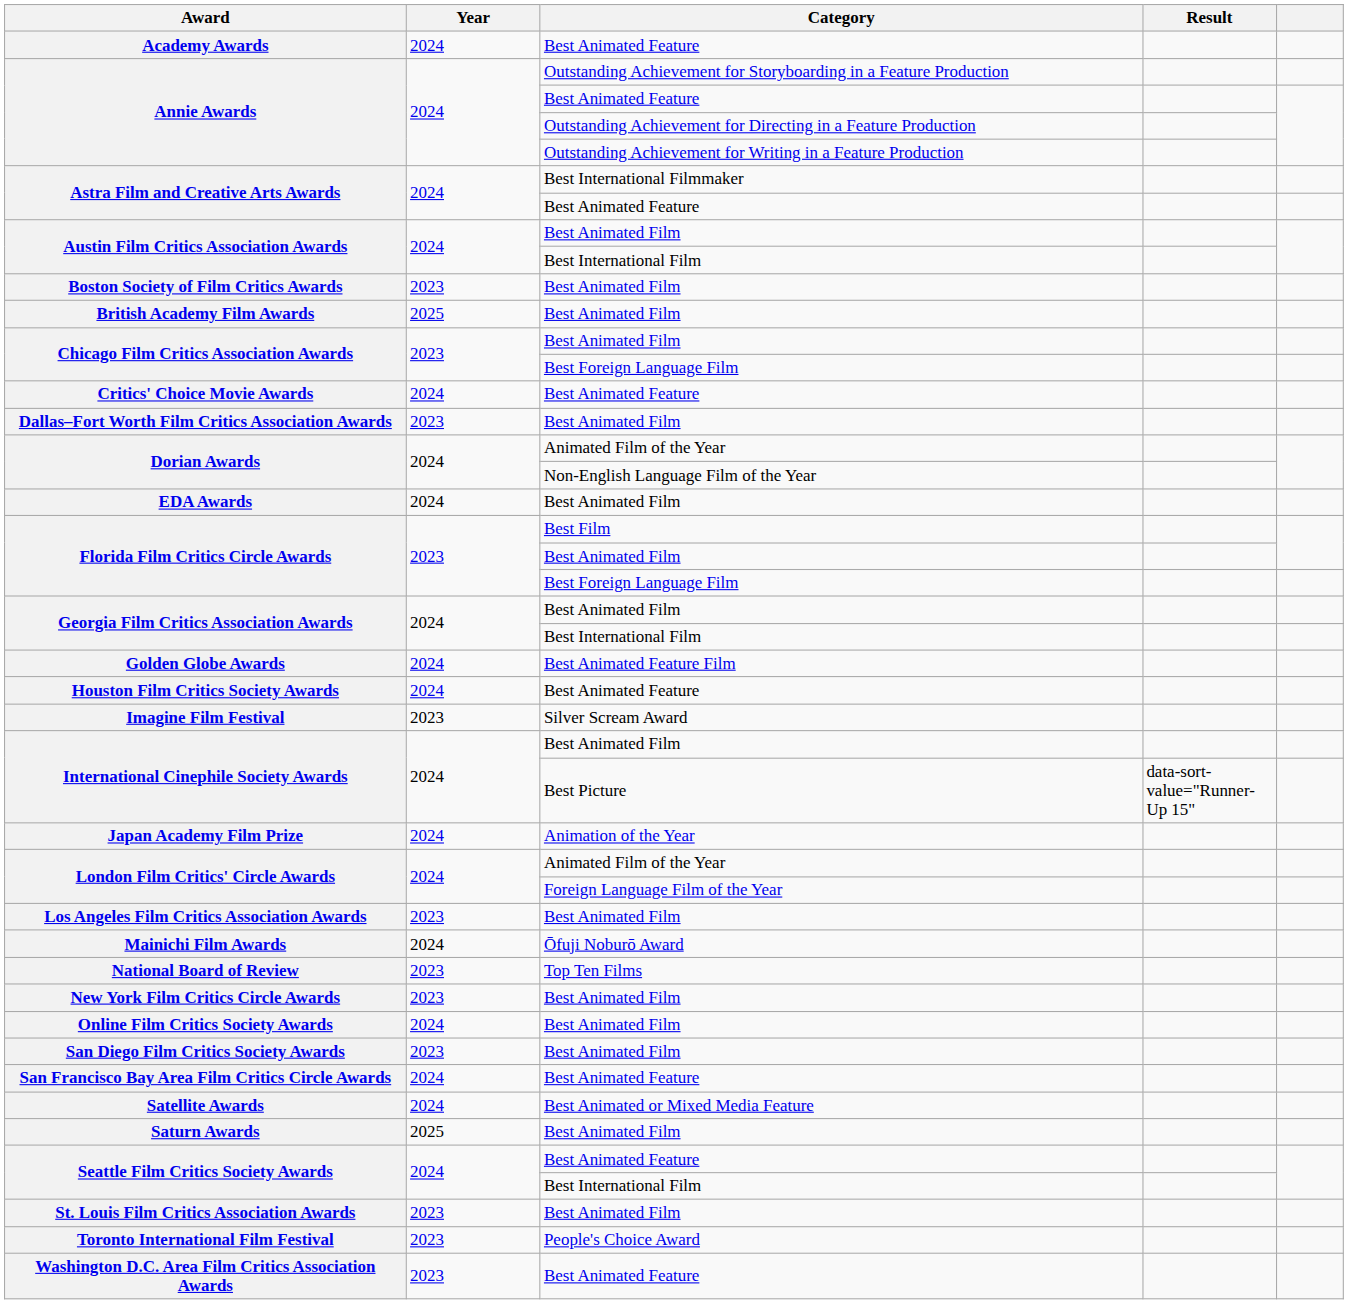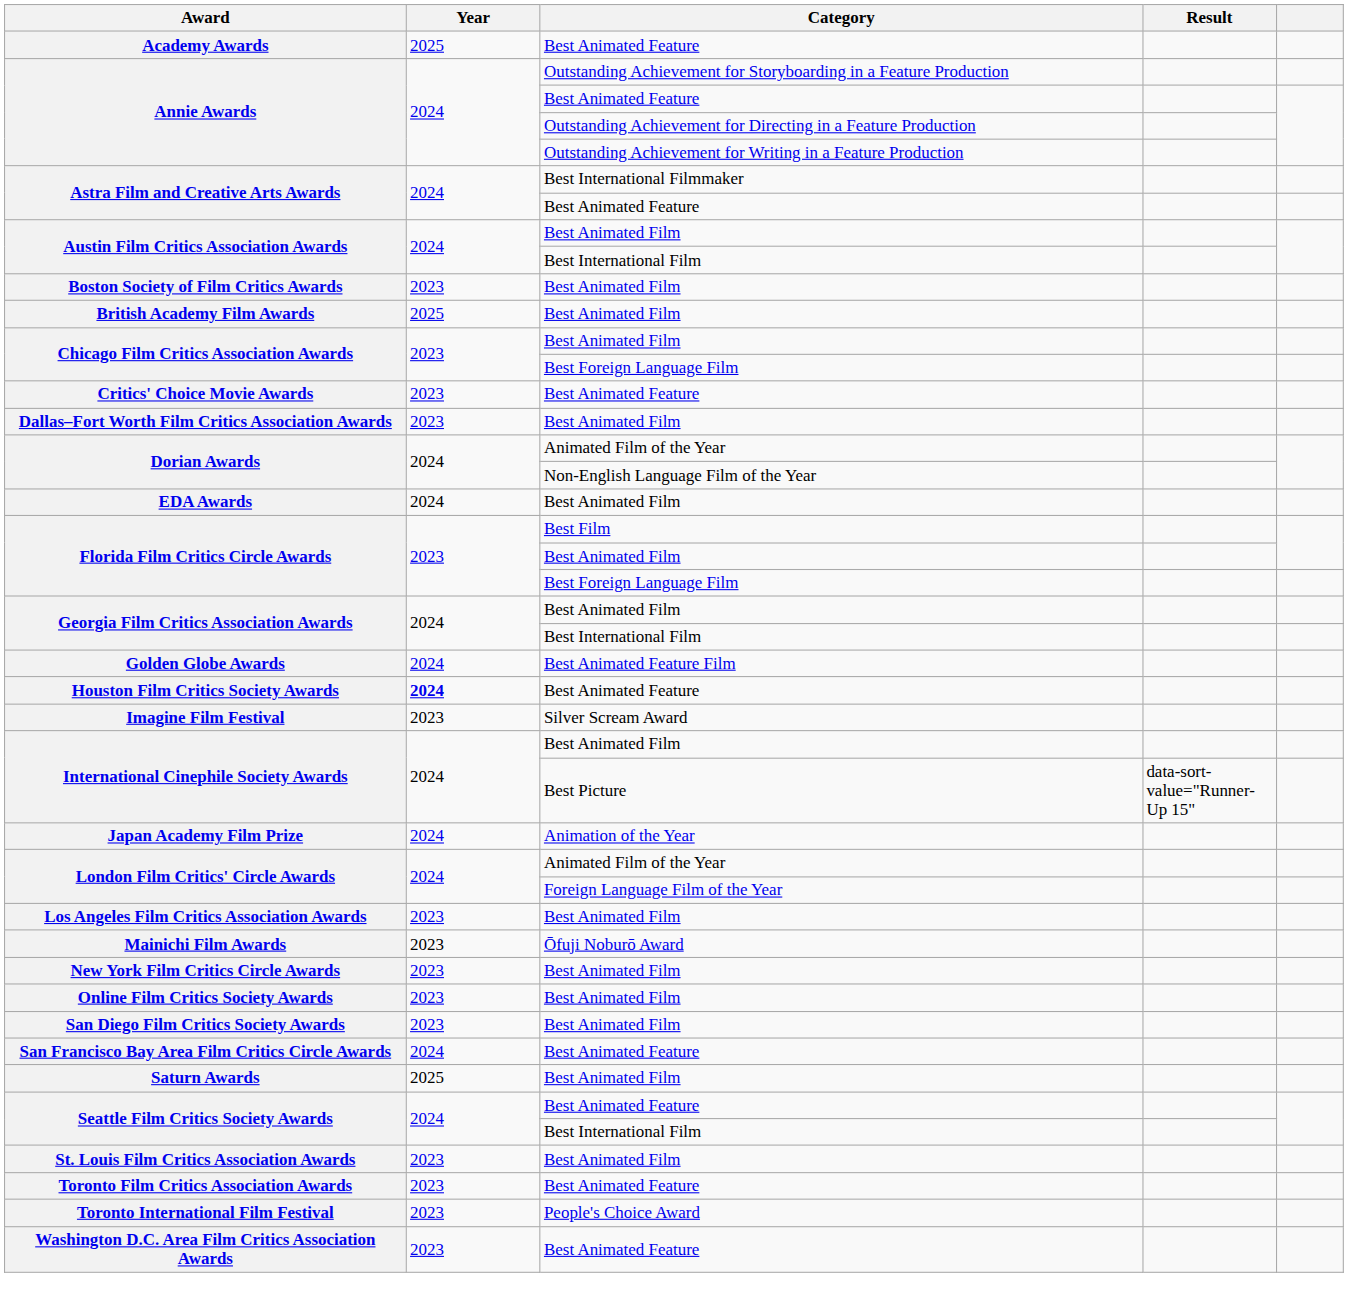(427, 44) 2024 -> (427, 44) 2025
(427, 394) 2024 -> (427, 394) 2023
(427, 690) normal -> (427, 690) bold
(427, 943) 2024 -> (427, 943) 2023
- row: (205, 970)
(427, 1024) 2024 -> (427, 997) 2023
- row: (205, 1105)
+ row: (205, 1185)
